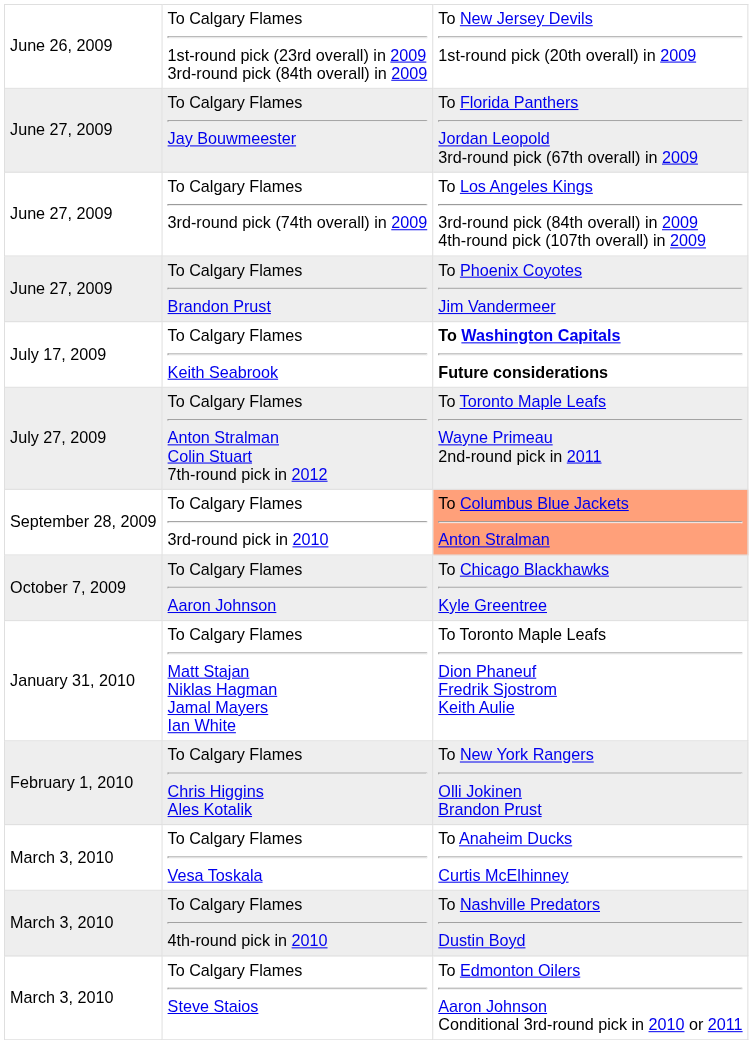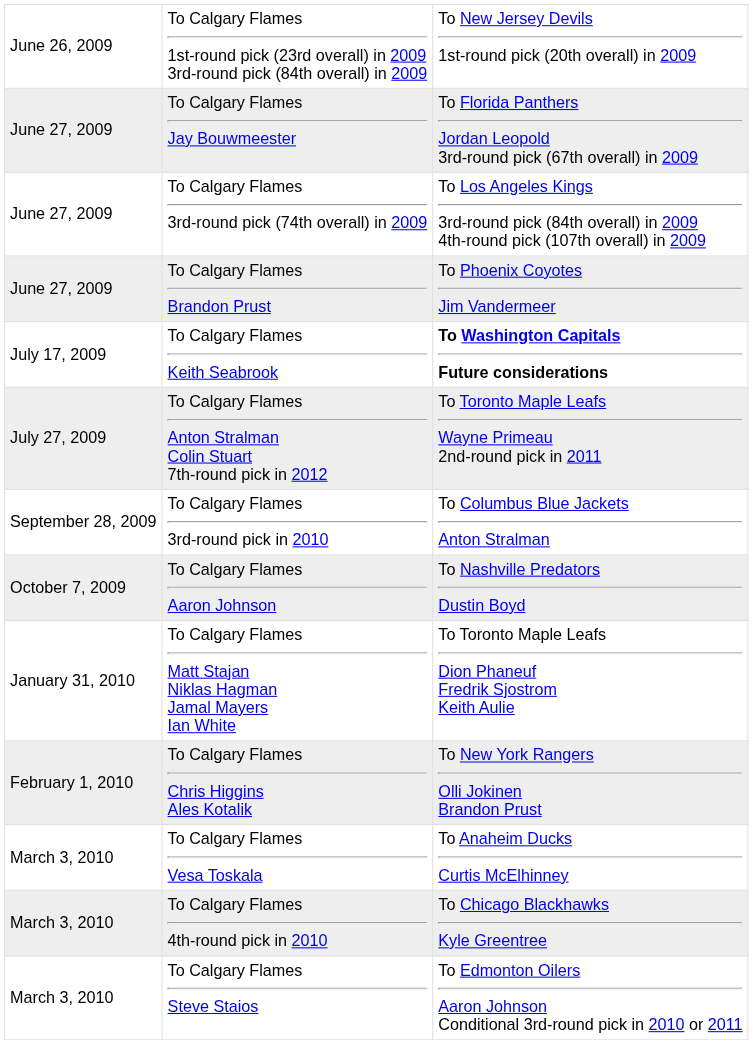(590, 522) lightsalmon background -> (590, 522) no background
(590, 587) To Chicago Blackhawks Kyle Greentree -> (590, 587) To Nashville Predators Dustin Boyd
(590, 923) To Nashville Predators Dustin Boyd -> (590, 923) To Chicago Blackhawks Kyle Greentree
